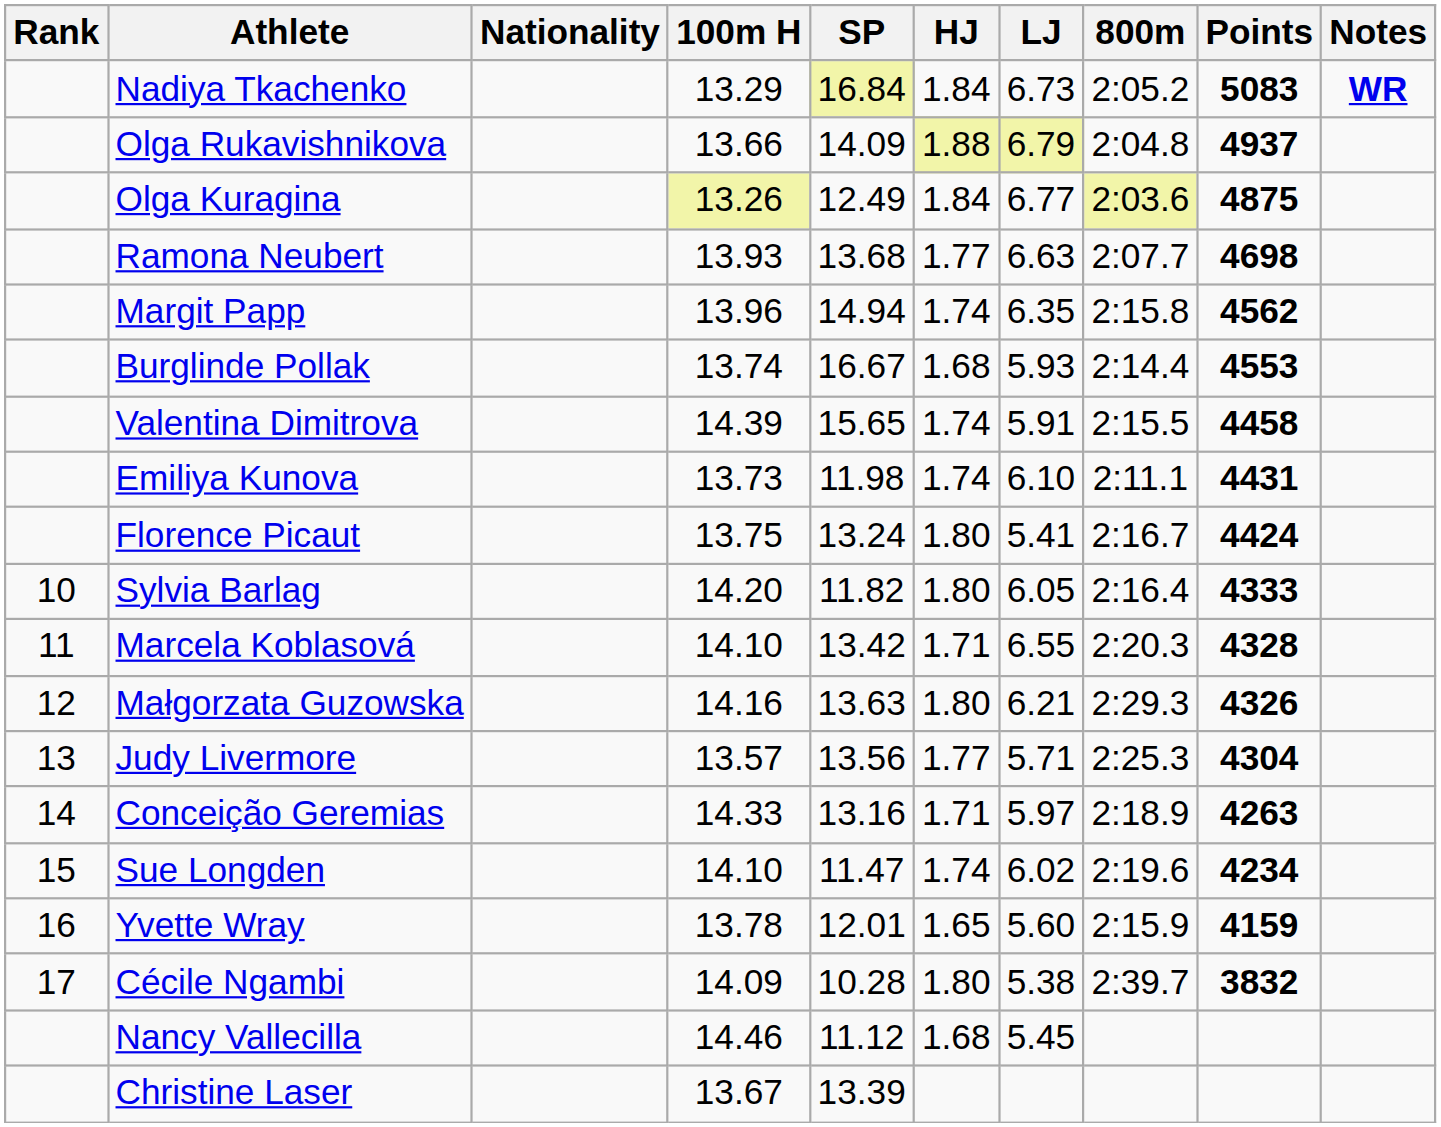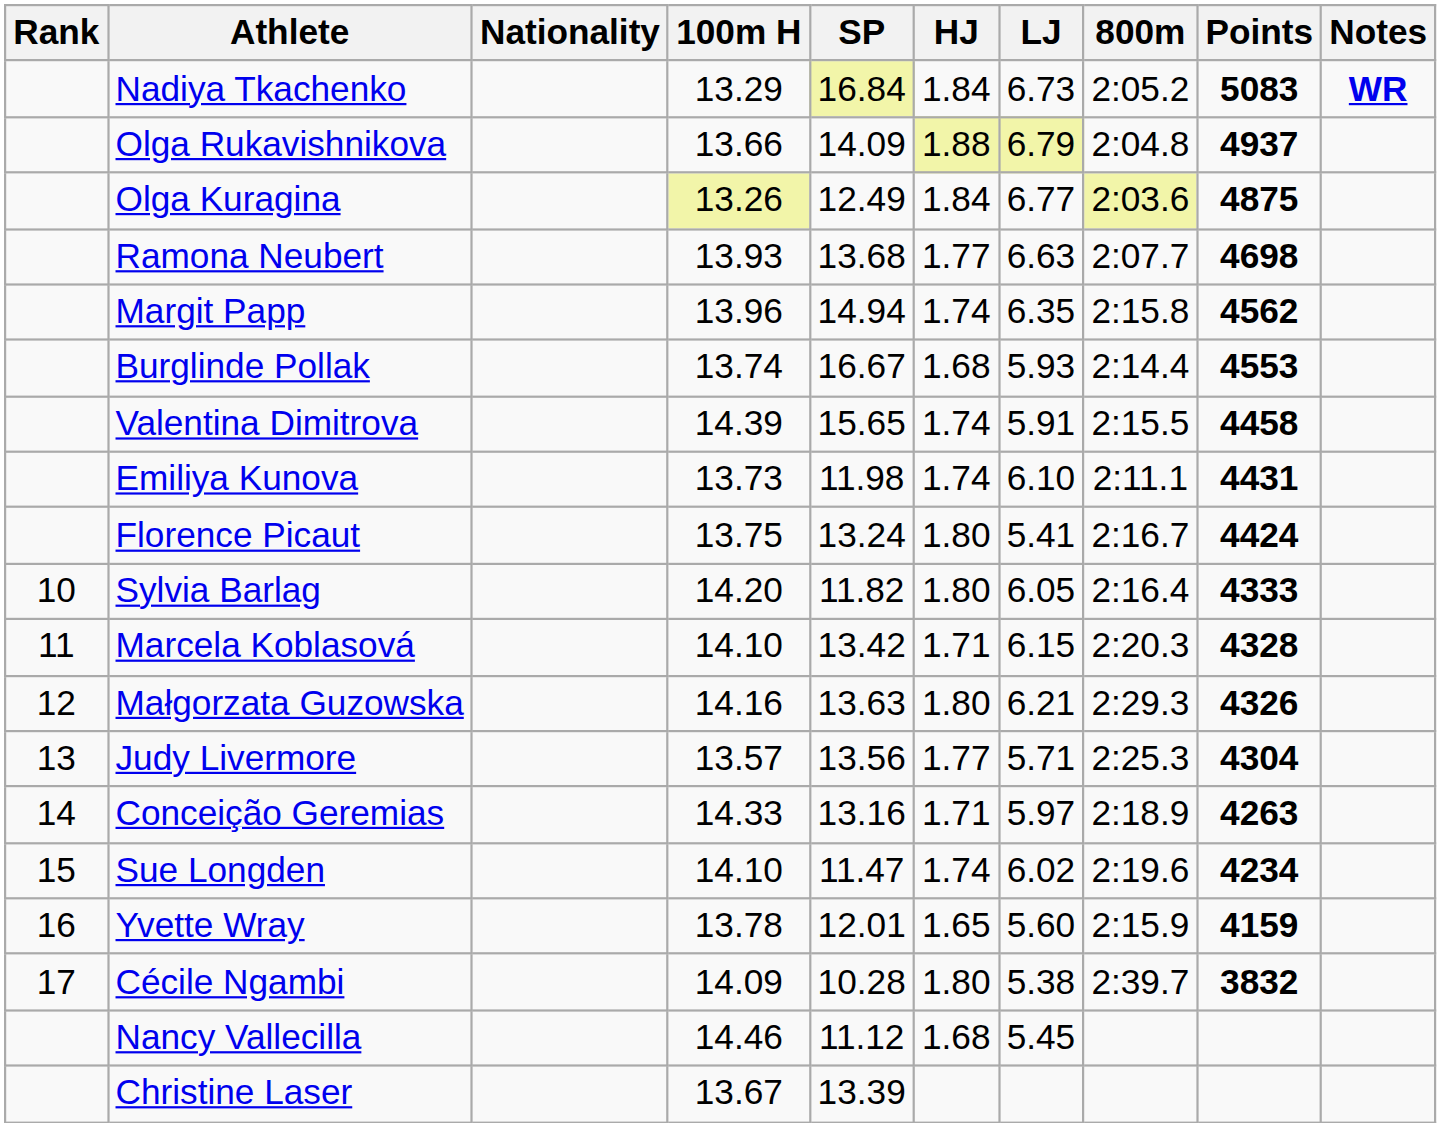(1041, 646) 6.55 -> (1041, 646) 6.15
